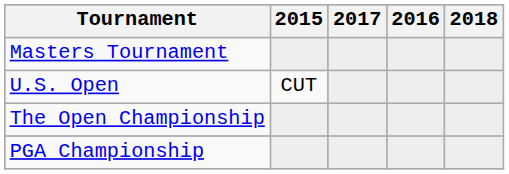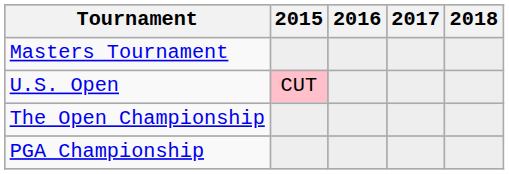columns swapped: (416, 22) <-> (357, 22)
(299, 87) no background -> (299, 87) pink background
